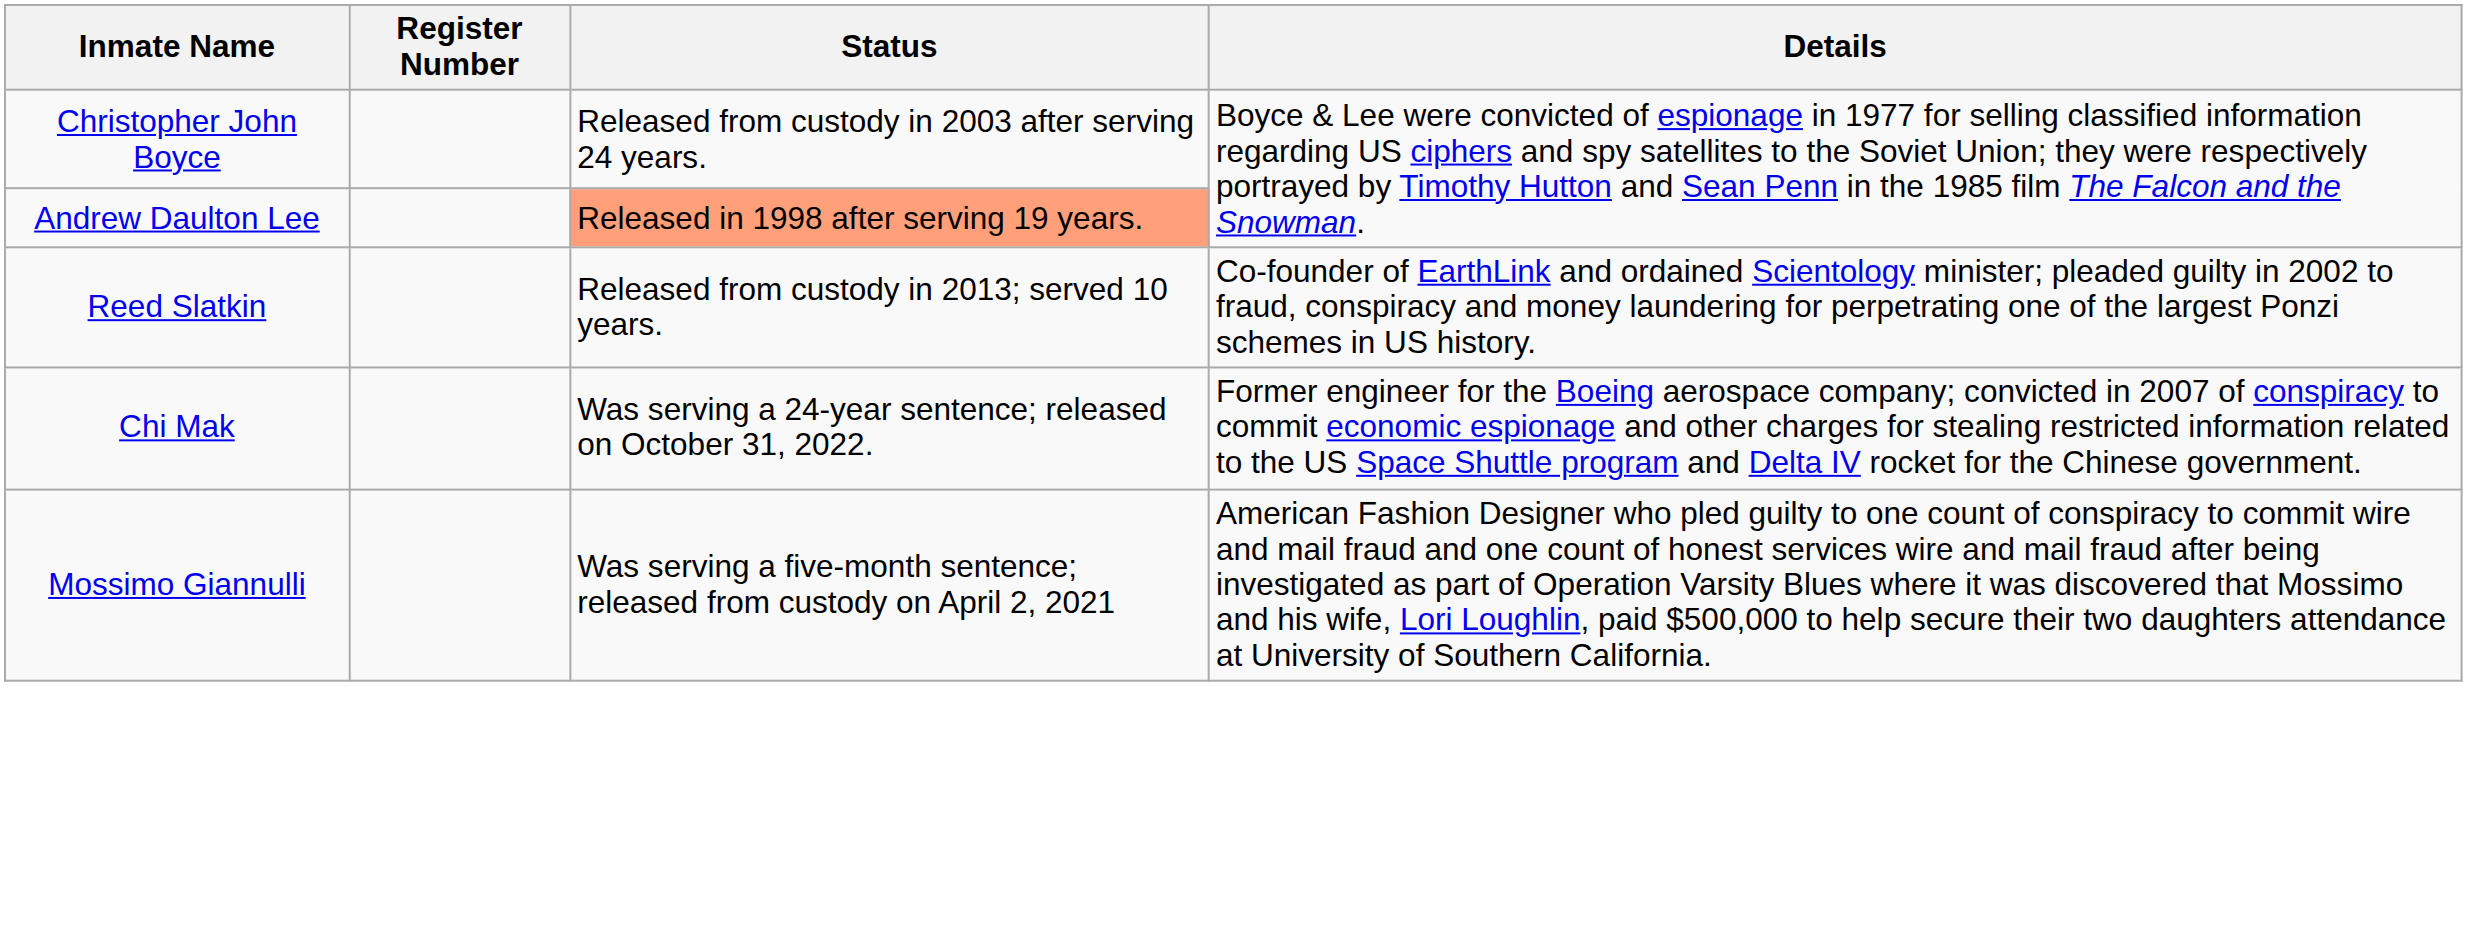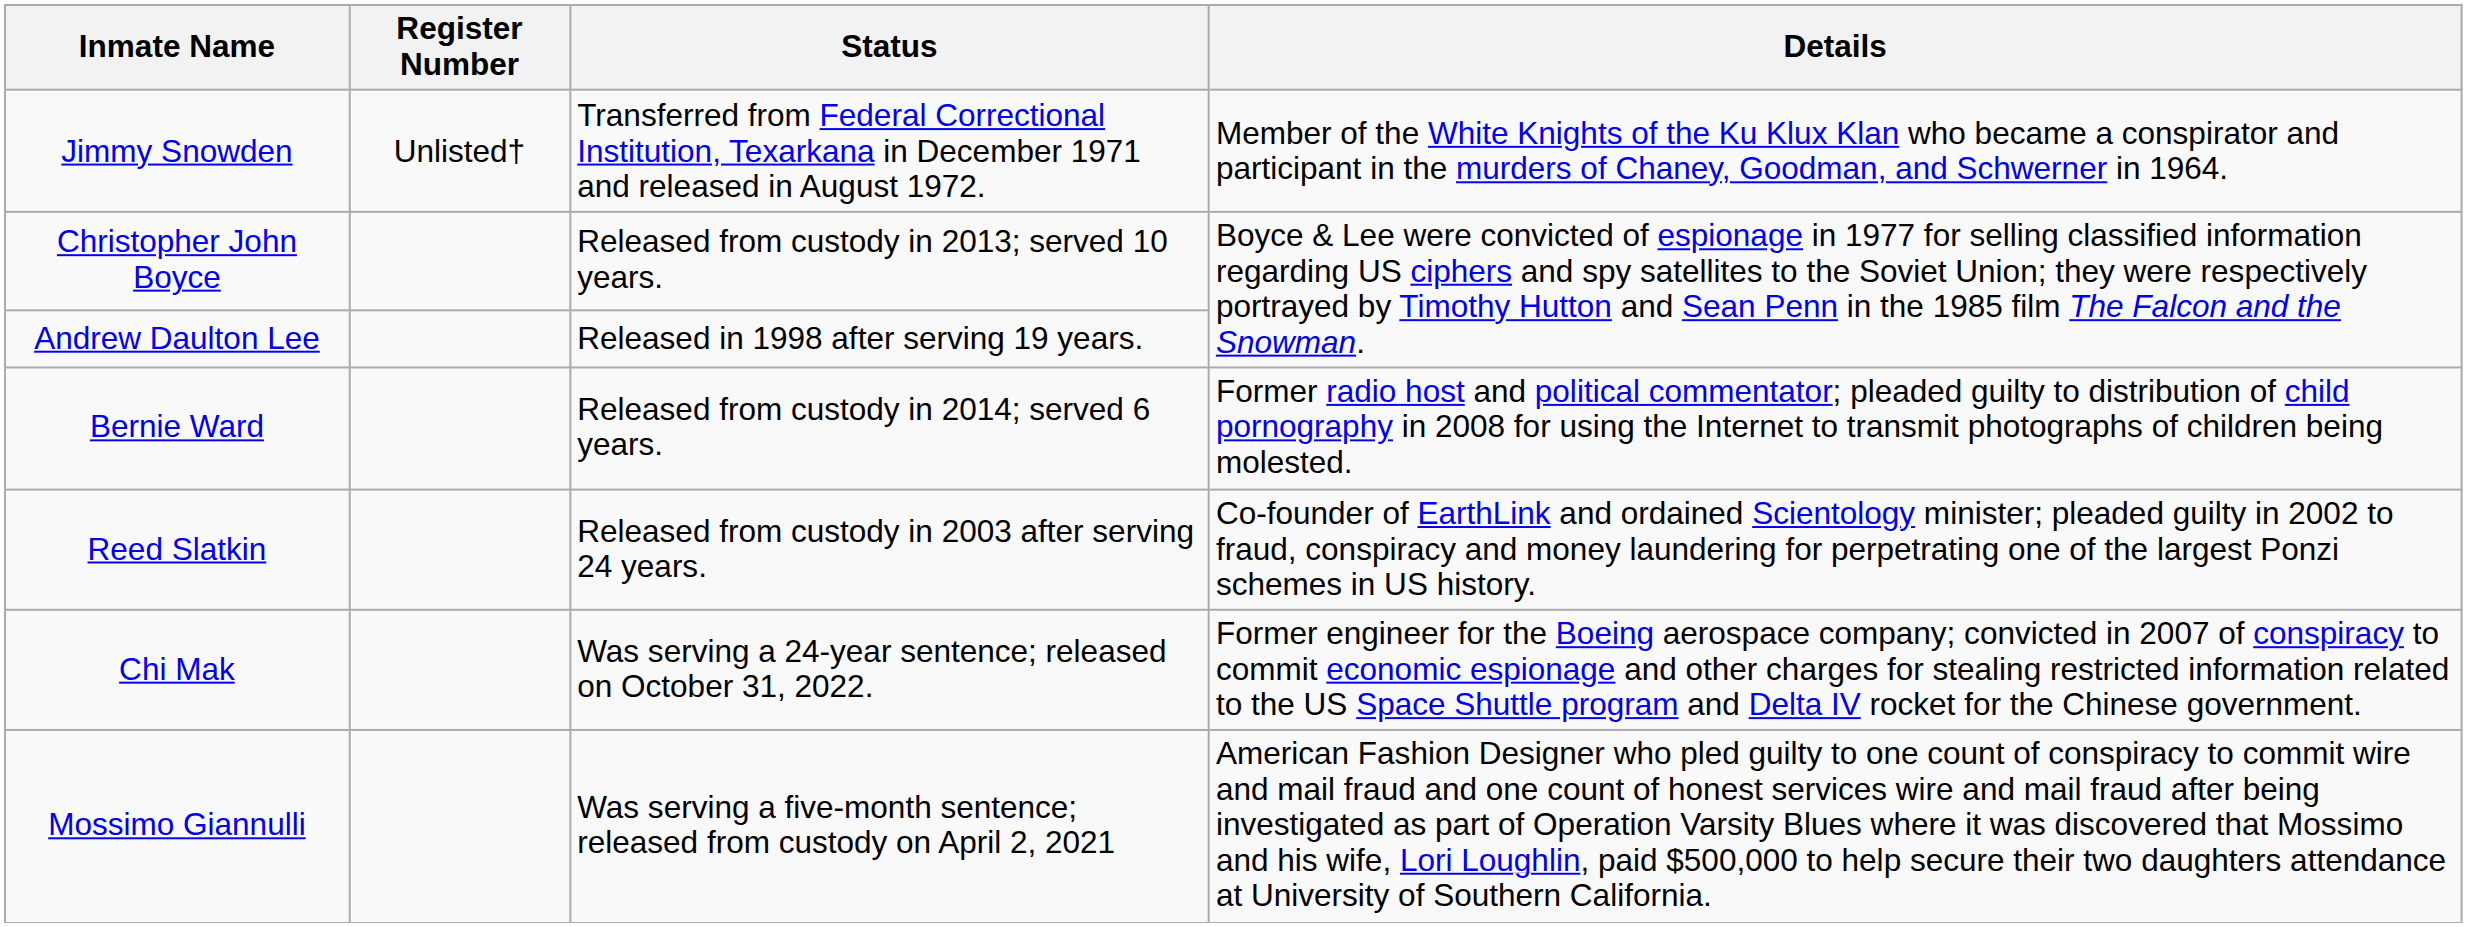+ row: (177, 150)
(886, 139) Released from custody in 2003 after serving 24 years. -> (872, 260) Released from custody in 2013; served 10 years.
(860, 217) lightsalmon background -> (860, 338) no background
+ row: (177, 427)
(872, 306) Released from custody in 2013; served 10 years. -> (886, 548) Released from custody in 2003 after serving 24 years.
